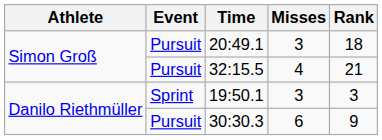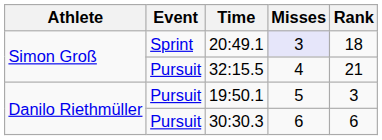(176, 44) Pursuit -> (172, 44) Sprint
(299, 44) no background -> (299, 44) lavender background
(172, 96) Sprint -> (176, 96) Pursuit
(299, 96) 3 -> (299, 96) 5
(354, 122) 9 -> (354, 122) 6
